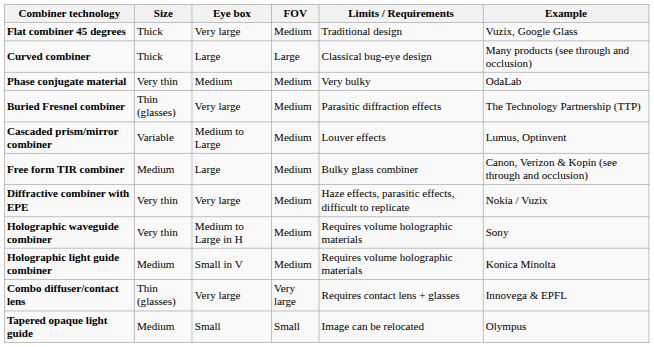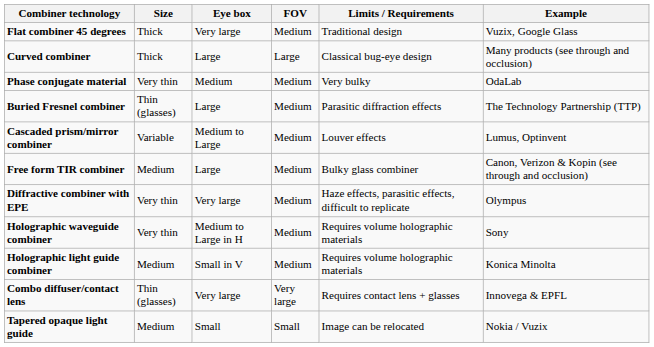(218, 106) Very large -> (208, 106) Large
(517, 201) Nokia / Vuzix -> (506, 201) Olympus
(506, 326) Olympus -> (517, 326) Nokia / Vuzix
